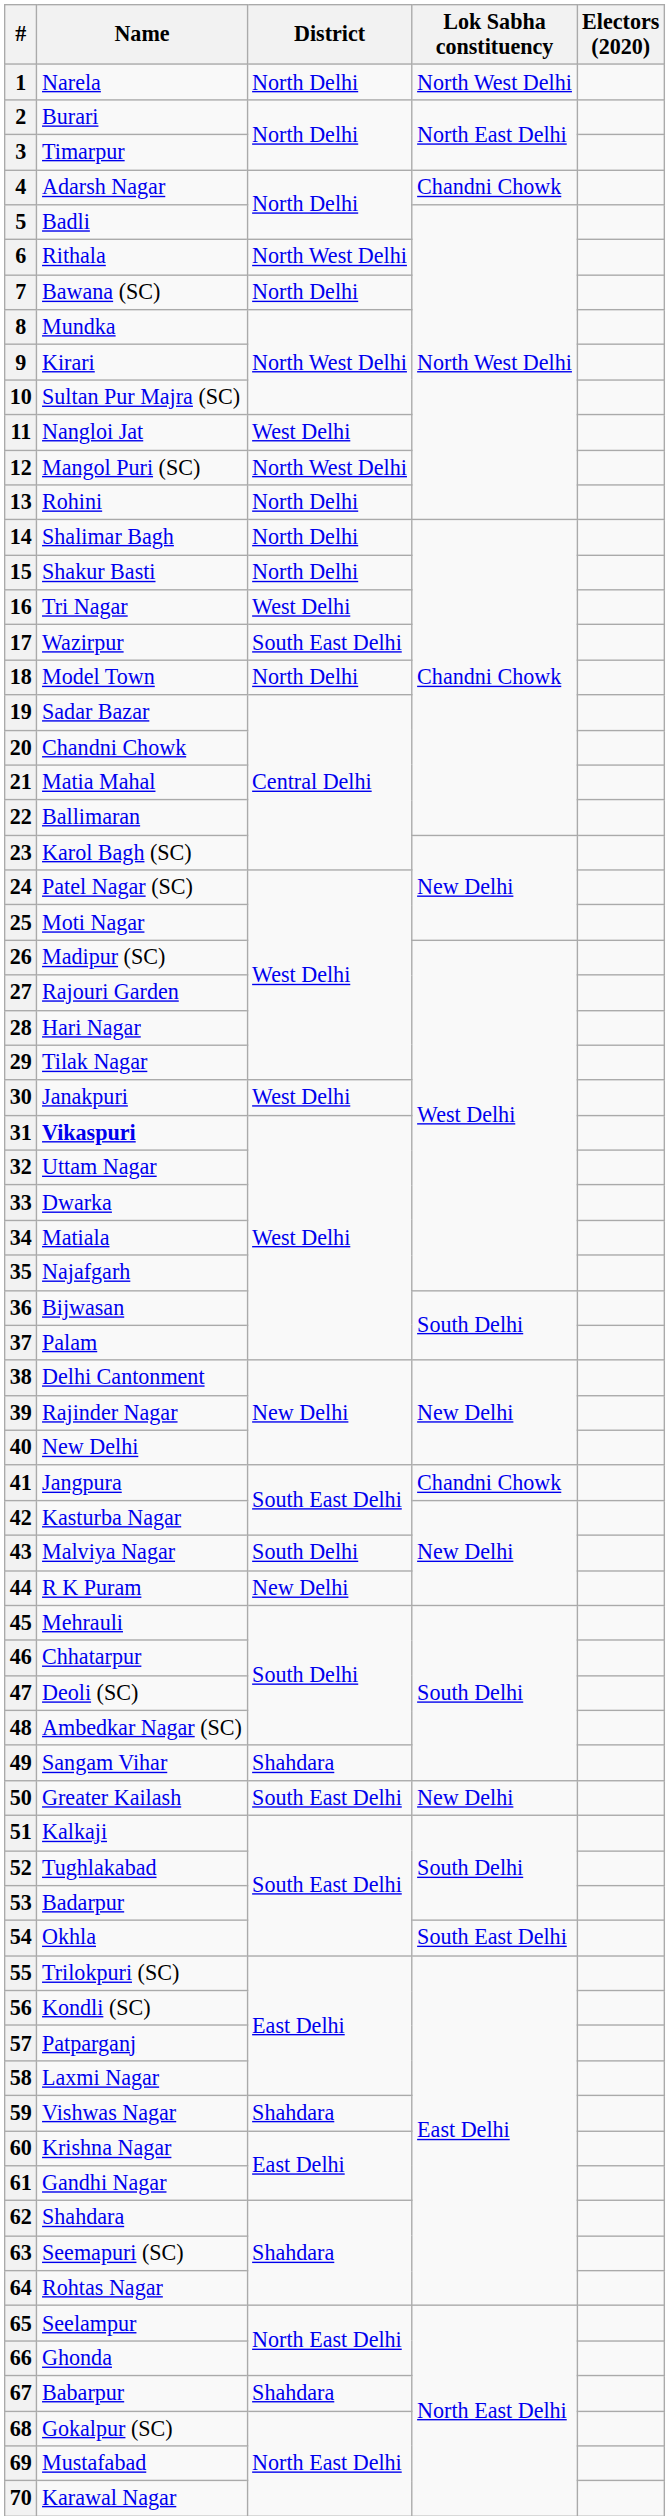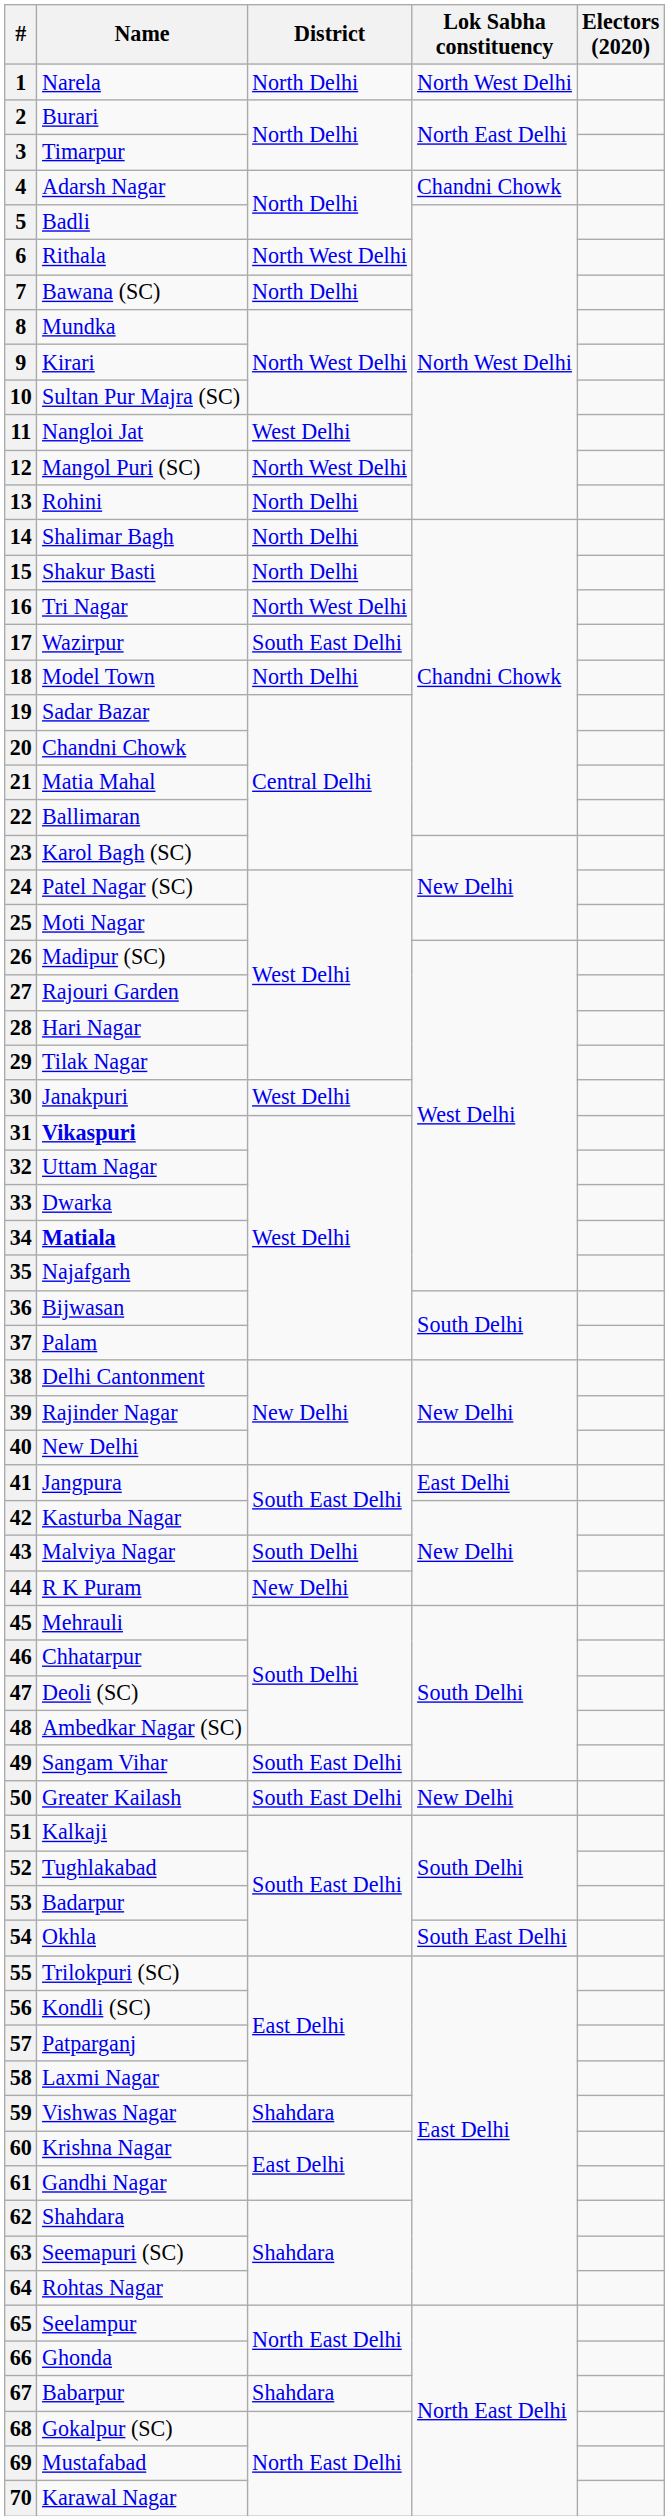(301, 607) West Delhi -> (330, 607) North West Delhi
(76, 1237) normal -> (79, 1237) bold
(489, 1482) Chandni Chowk -> (463, 1482) East Delhi
(293, 1762) Shahdara -> (327, 1762) South East Delhi
